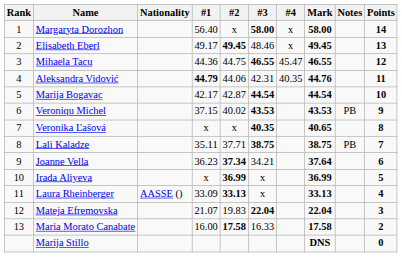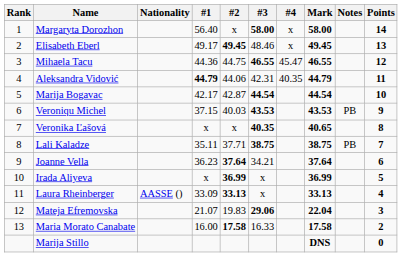(320, 78) 44.76 -> (320, 78) 44.79
(234, 111) 40.02 -> (234, 111) 40.03
(234, 161) 37.34 -> (234, 161) 37.64
(263, 210) 22.04 -> (263, 210) 29.06
